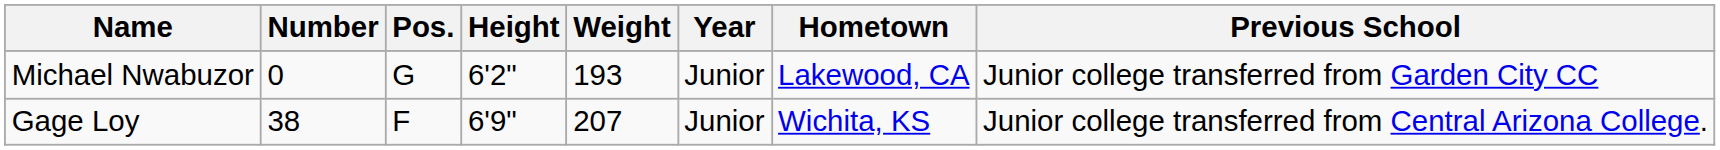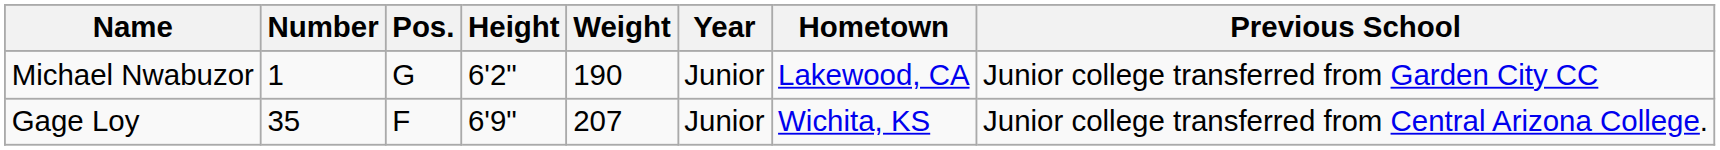(276, 74) 0 -> (276, 74) 1
(598, 74) 193 -> (598, 74) 190
(284, 121) 38 -> (284, 121) 35
